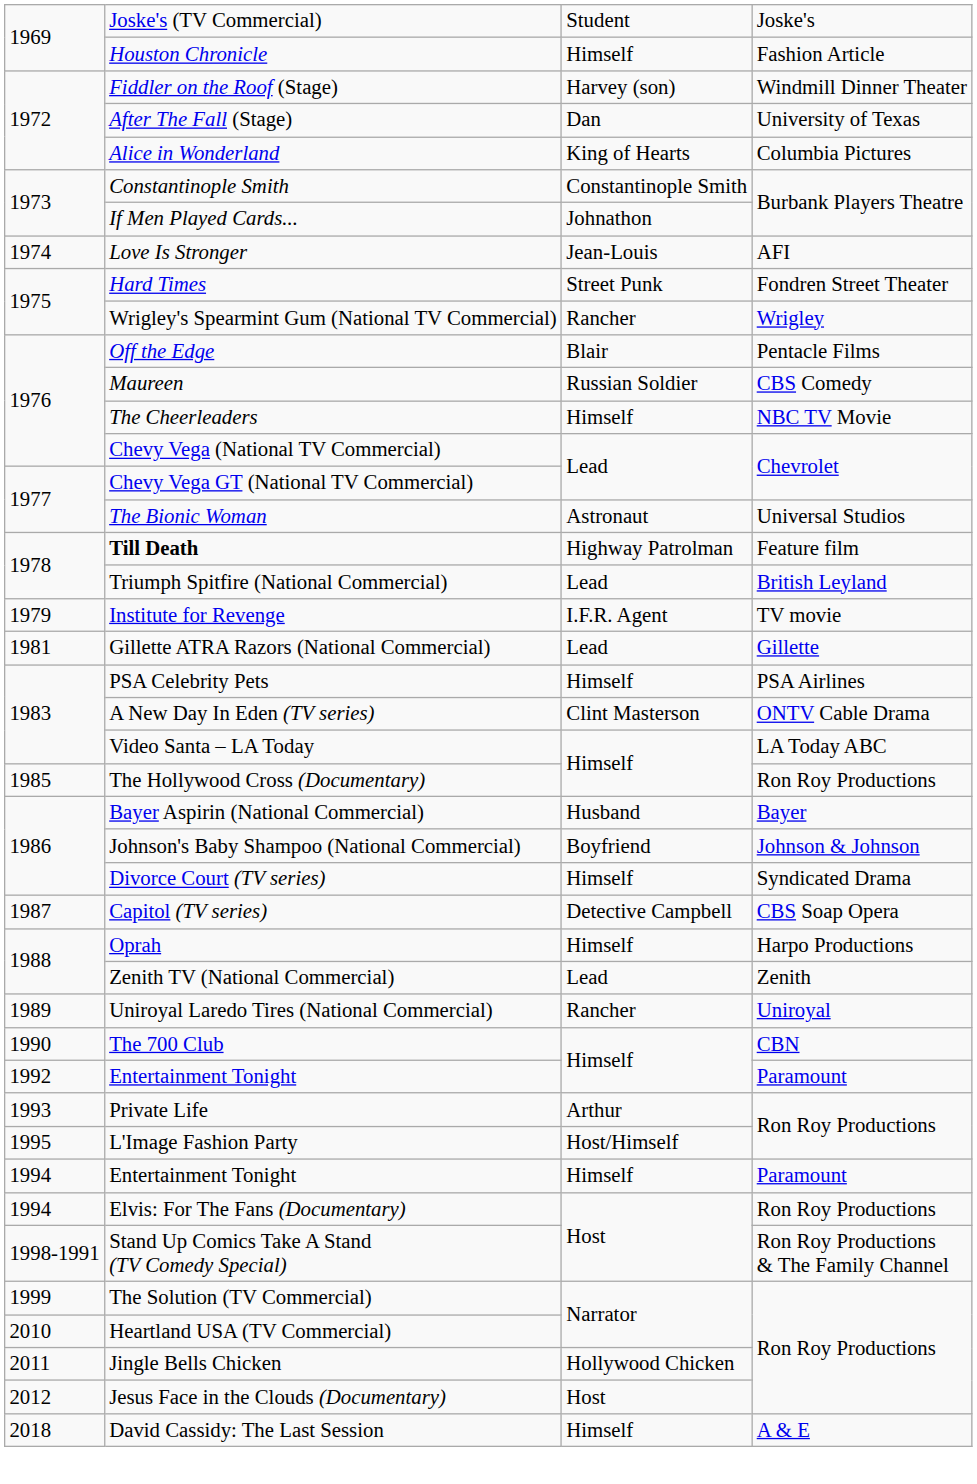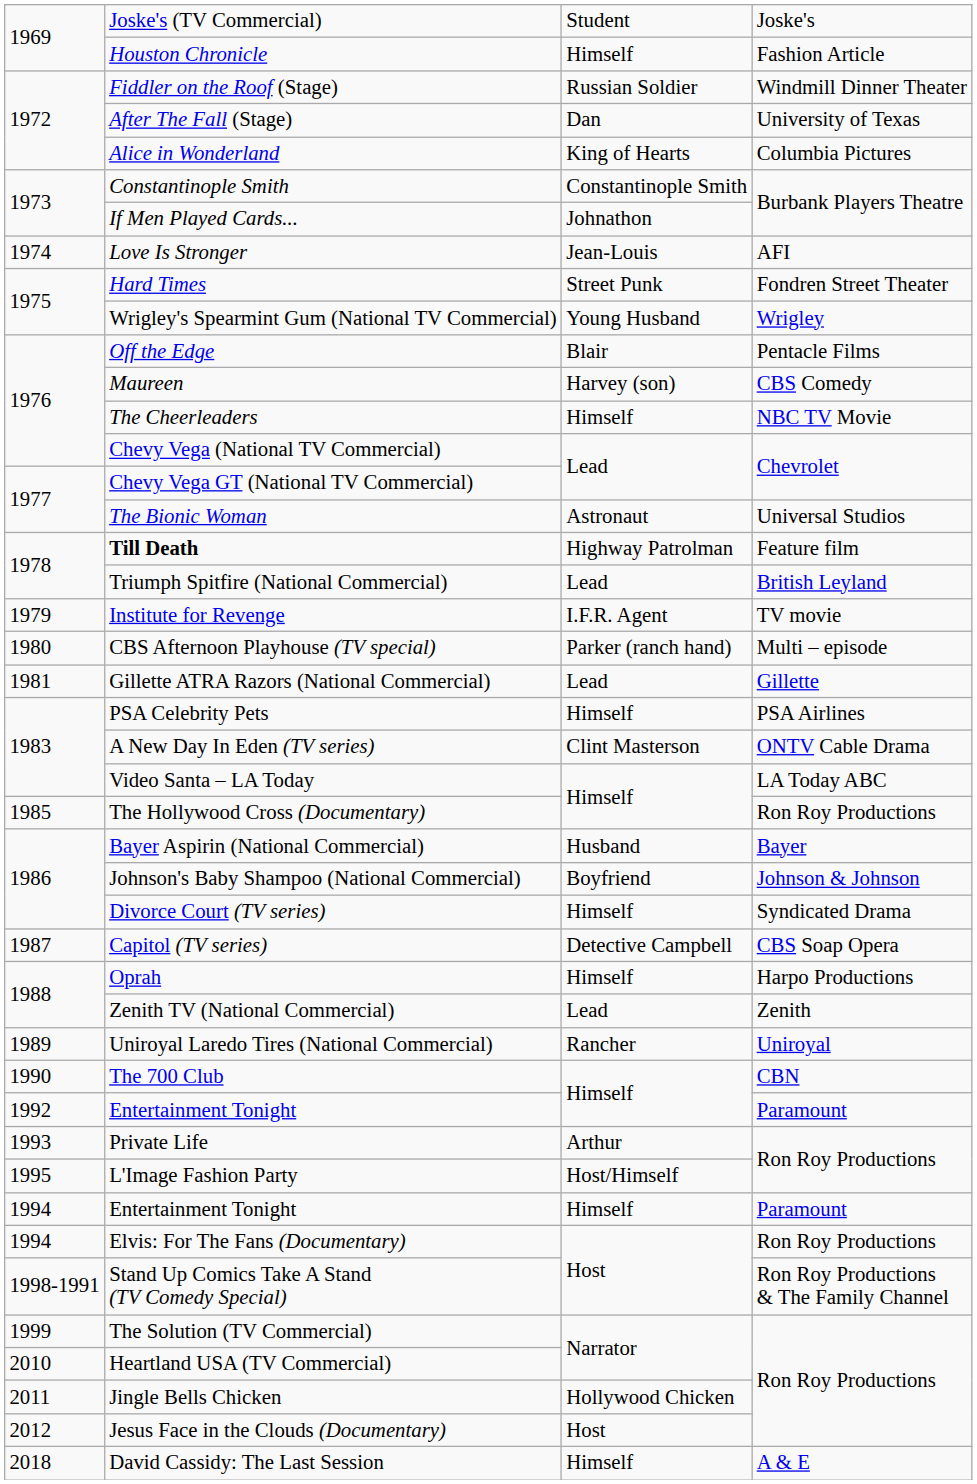(621, 86) Harvey (son) -> (632, 86) Russian Soldier
(601, 317) Rancher -> (633, 317) Young Husband
(632, 383) Russian Soldier -> (621, 383) Harvey (son)
+ row: (30, 647)
